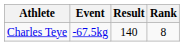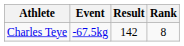(129, 31) 140 -> (129, 31) 142
